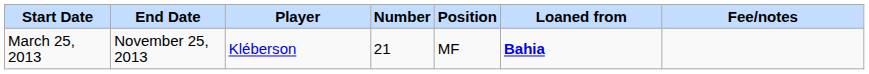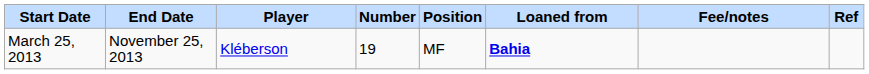+ column: (846, 17)
(382, 49) 21 -> (367, 49) 19
